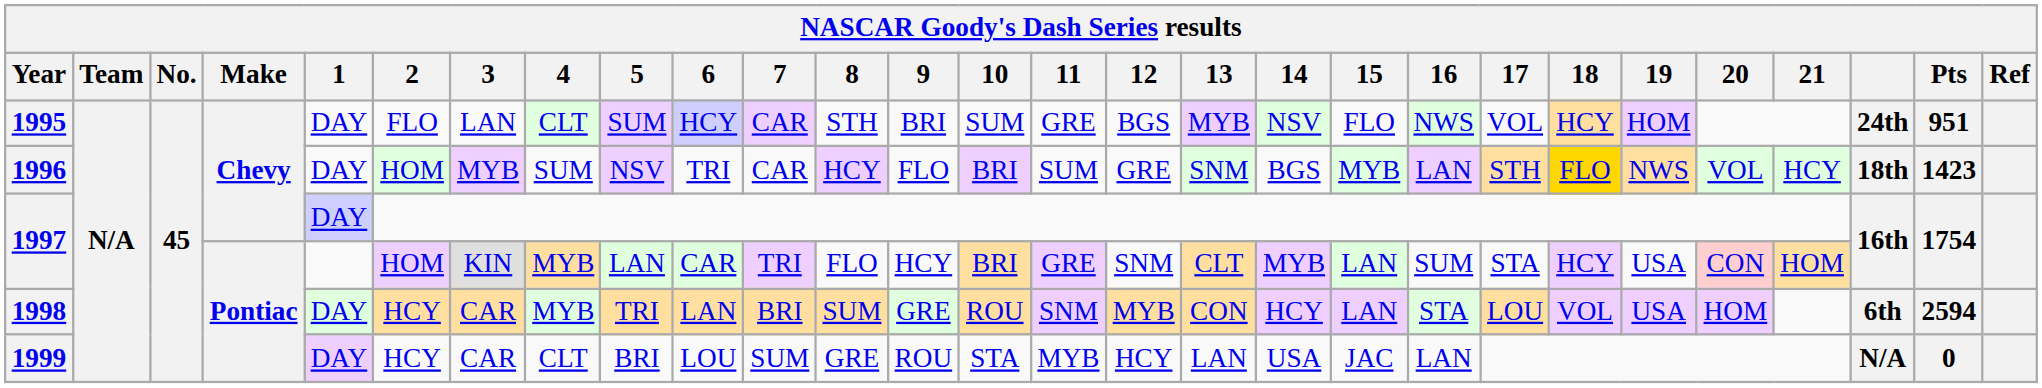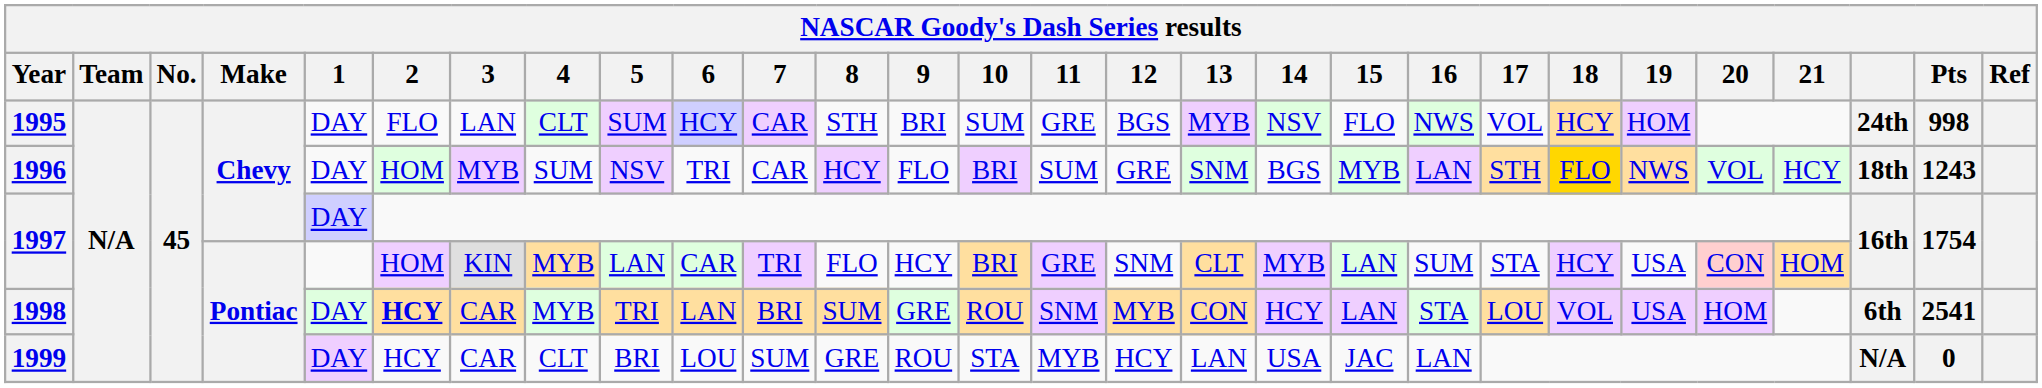(1949, 122) 951 -> (1949, 122) 998
(1949, 169) 1423 -> (1949, 169) 1243
(412, 311) normal -> (412, 311) bold
(1949, 311) 2594 -> (1949, 311) 2541
